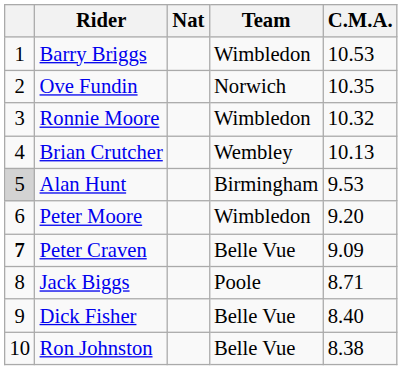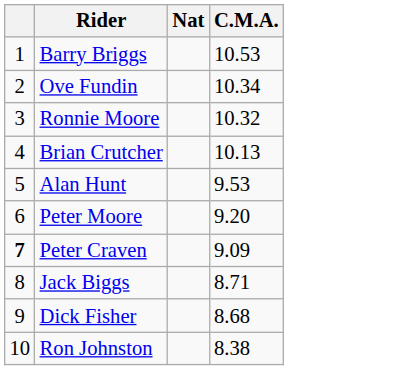- column: (266, 20)
(351, 86) 10.35 -> (237, 86) 10.34
(20, 184) lightgrey background -> (20, 184) no background
(346, 315) 8.40 -> (232, 315) 8.68
